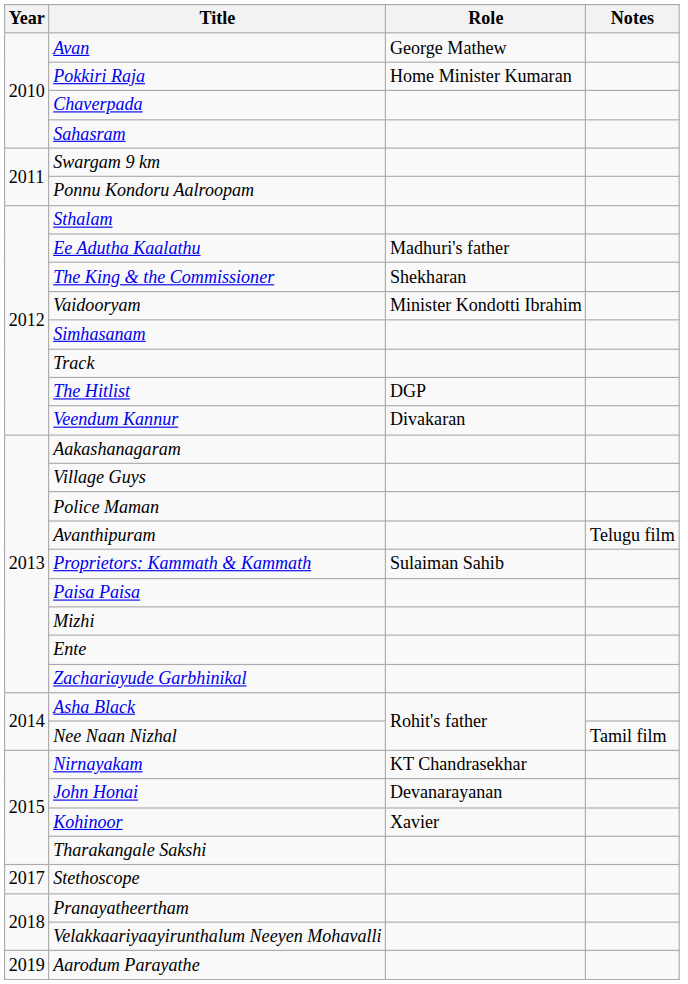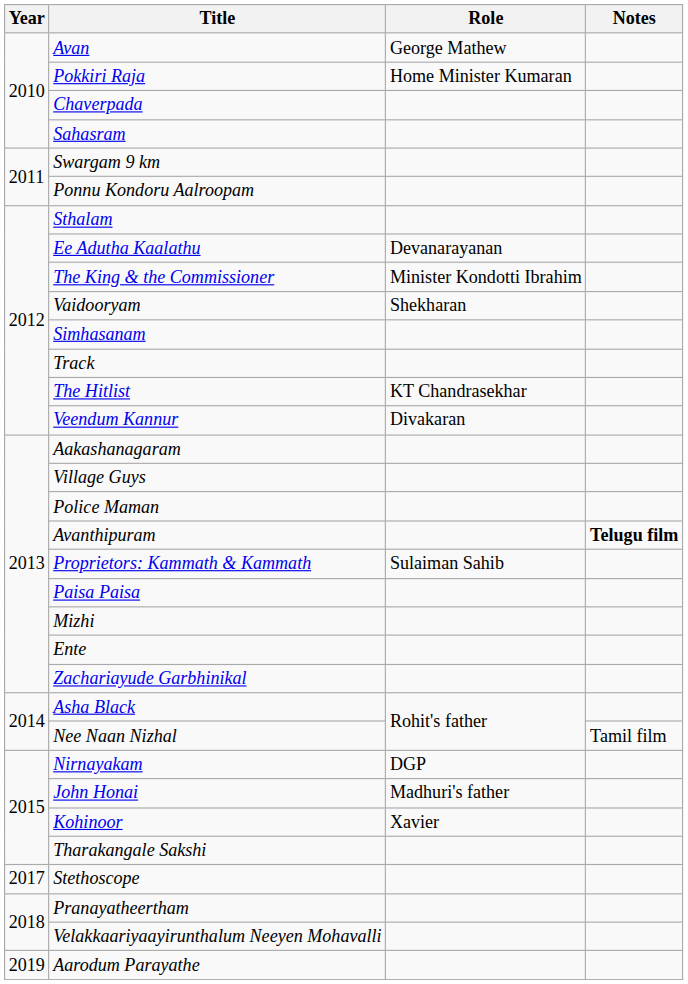(450, 248) Madhuri's father -> (446, 248) Devanarayanan
(428, 276) Shekharan -> (486, 276) Minister Kondotti Ibrahim
(486, 305) Minister Kondotti Ibrahim -> (428, 305) Shekharan
(408, 391) DGP -> (458, 391) KT Chandrasekhar
(632, 534) normal -> (634, 534) bold
(458, 764) KT Chandrasekhar -> (408, 764) DGP
(446, 793) Devanarayanan -> (450, 793) Madhuri's father
